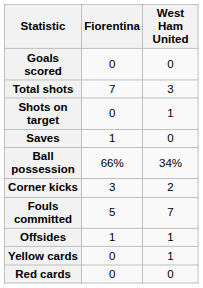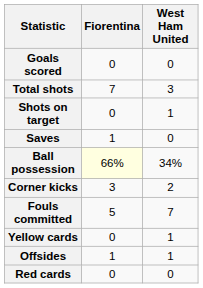(112, 163) no background -> (112, 163) lightyellow background
rows swapped: (43, 237) <-> (43, 255)
